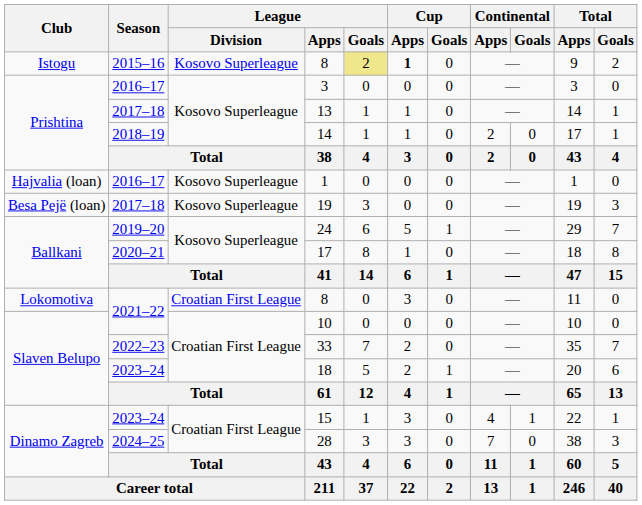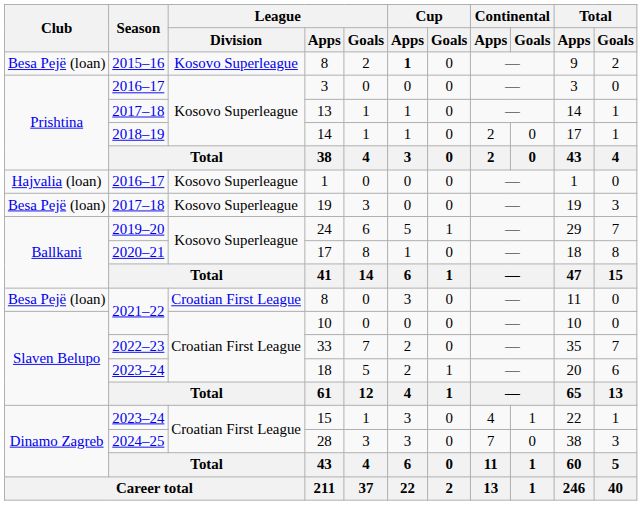(57, 63) Istogu -> (57, 63) Besa Pejë (loan)
(366, 63) khaki background -> (366, 63) no background
(57, 299) Lokomotiva -> (57, 299) Besa Pejë (loan)
